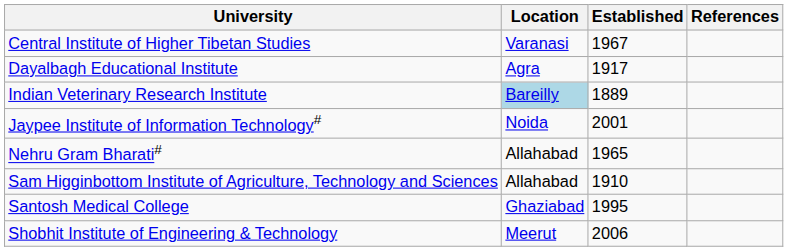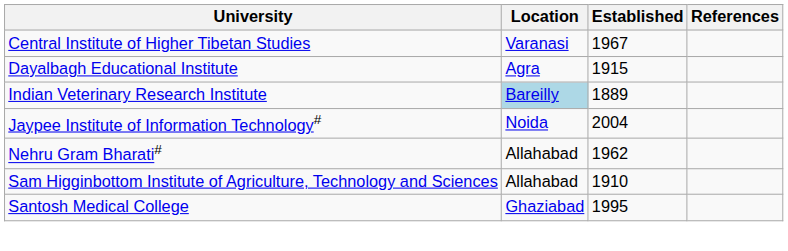(610, 69) 1917 -> (610, 69) 1915
(610, 123) 2001 -> (610, 123) 2004
(610, 153) 1965 -> (610, 153) 1962
- row: (173, 233)
